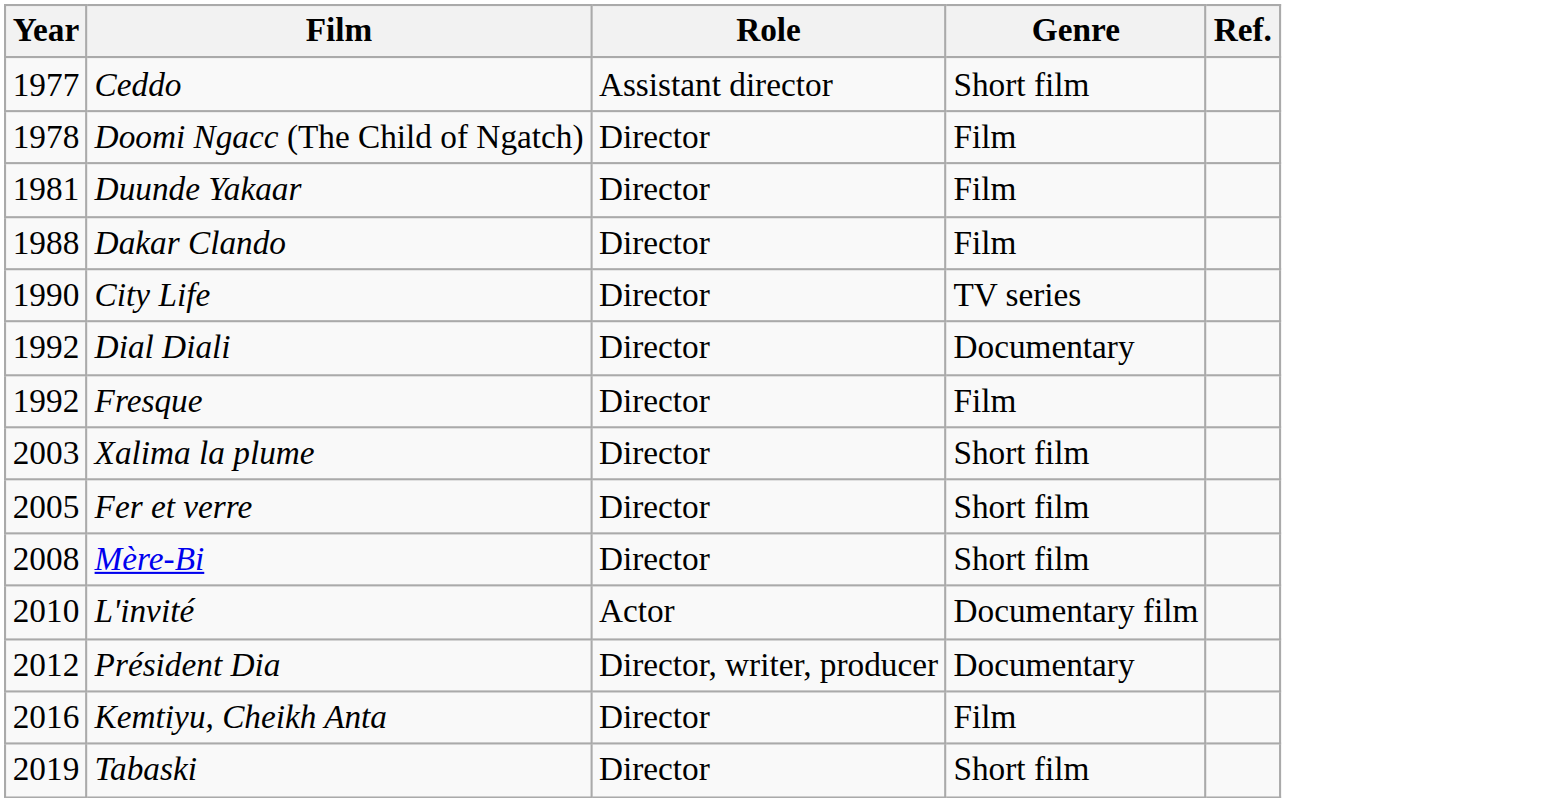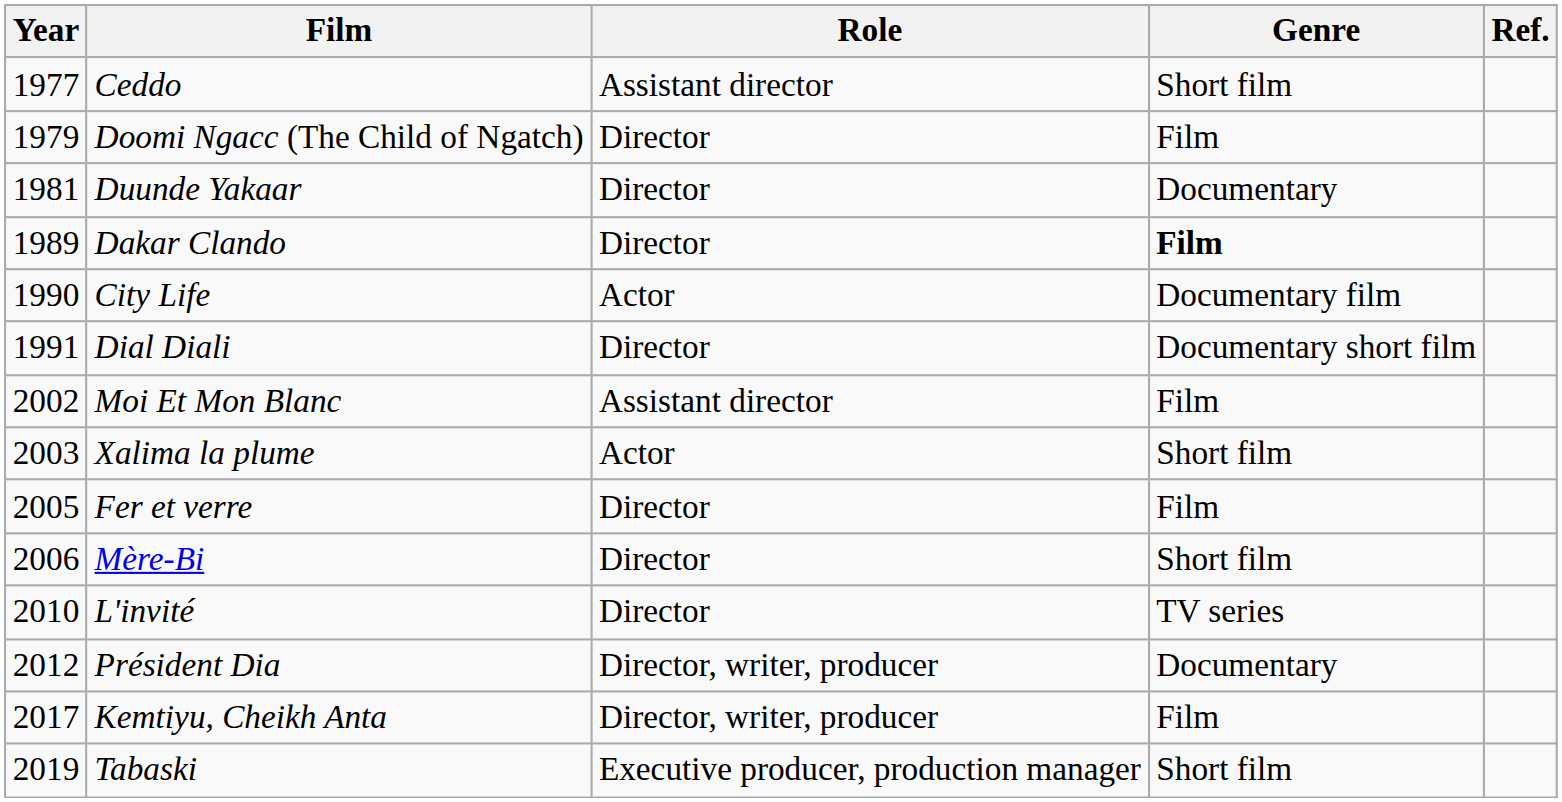(46, 136) 1978 -> (46, 136) 1979
(985, 189) Film -> (1247, 189) Documentary
(46, 242) 1988 -> (46, 242) 1989
(985, 242) normal -> (1190, 242) bold
(654, 294) Director -> (637, 294) Actor
(1017, 294) TV series -> (1279, 294) Documentary film
(46, 347) 1992 -> (46, 347) 1991
(1044, 347) Documentary -> (1316, 347) Documentary short film
- row: (149, 400)
+ row: (218, 400)
(654, 453) Director -> (637, 453) Actor
(1021, 505) Short film -> (1188, 505) Film
(46, 558) 2008 -> (46, 558) 2006
(637, 611) Actor -> (654, 611) Director
(1076, 611) Documentary film -> (1220, 611) TV series
(46, 717) 2016 -> (46, 717) 2017
(654, 717) Director -> (768, 717) Director, writer, producer
(654, 769) Director -> (870, 769) Executive producer, production manager
